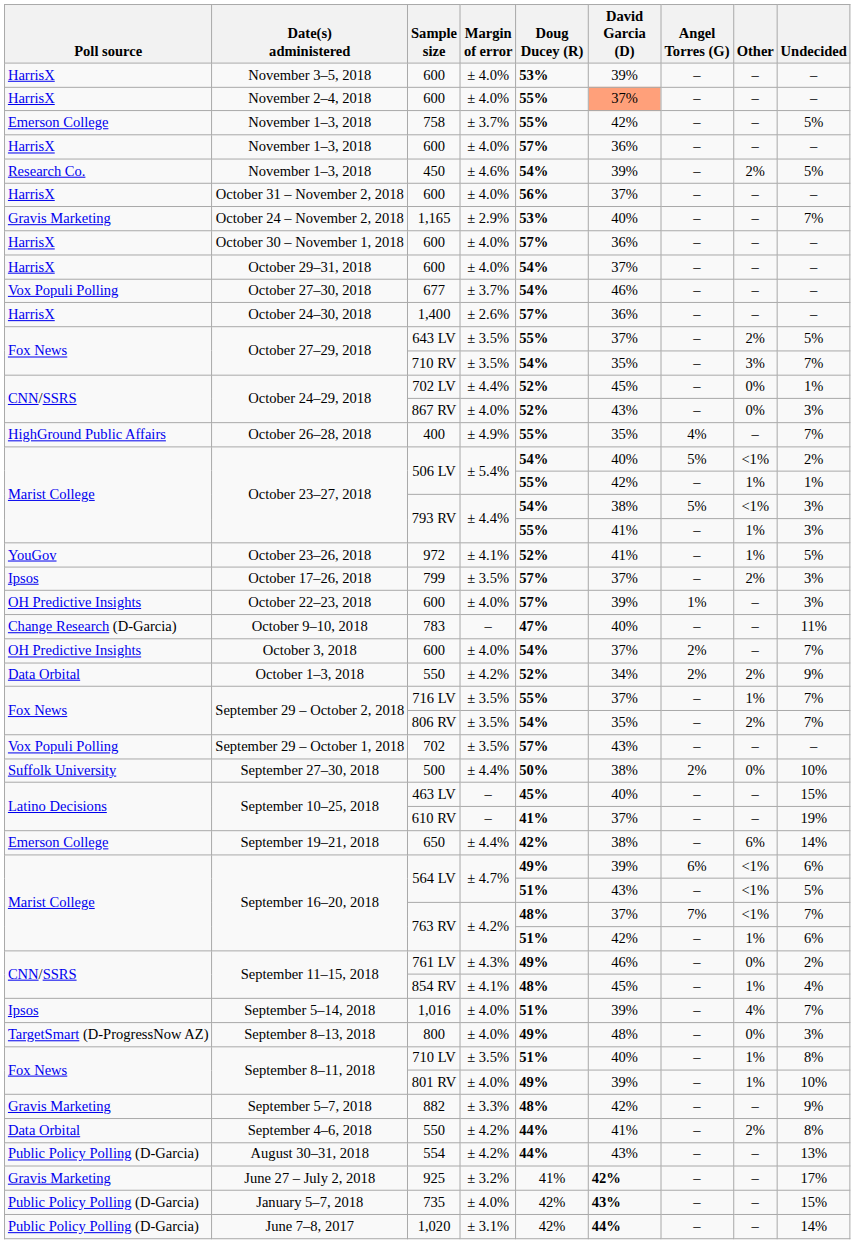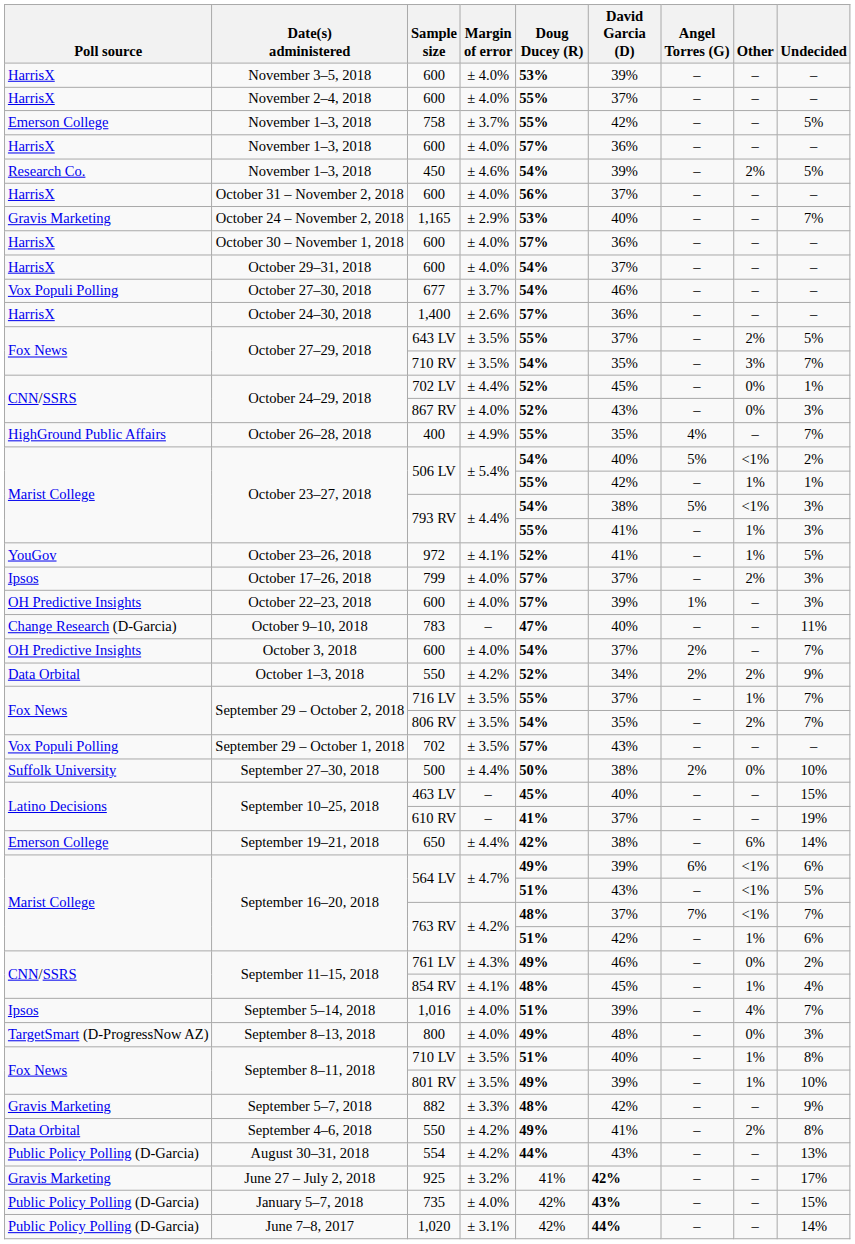(625, 99) lightsalmon background -> (625, 99) no background
(488, 578) ± 3.5% -> (488, 578) ± 4.0%
(488, 1082) ± 4.0% -> (488, 1082) ± 3.5%
(534, 1130) 44% -> (534, 1130) 49%
